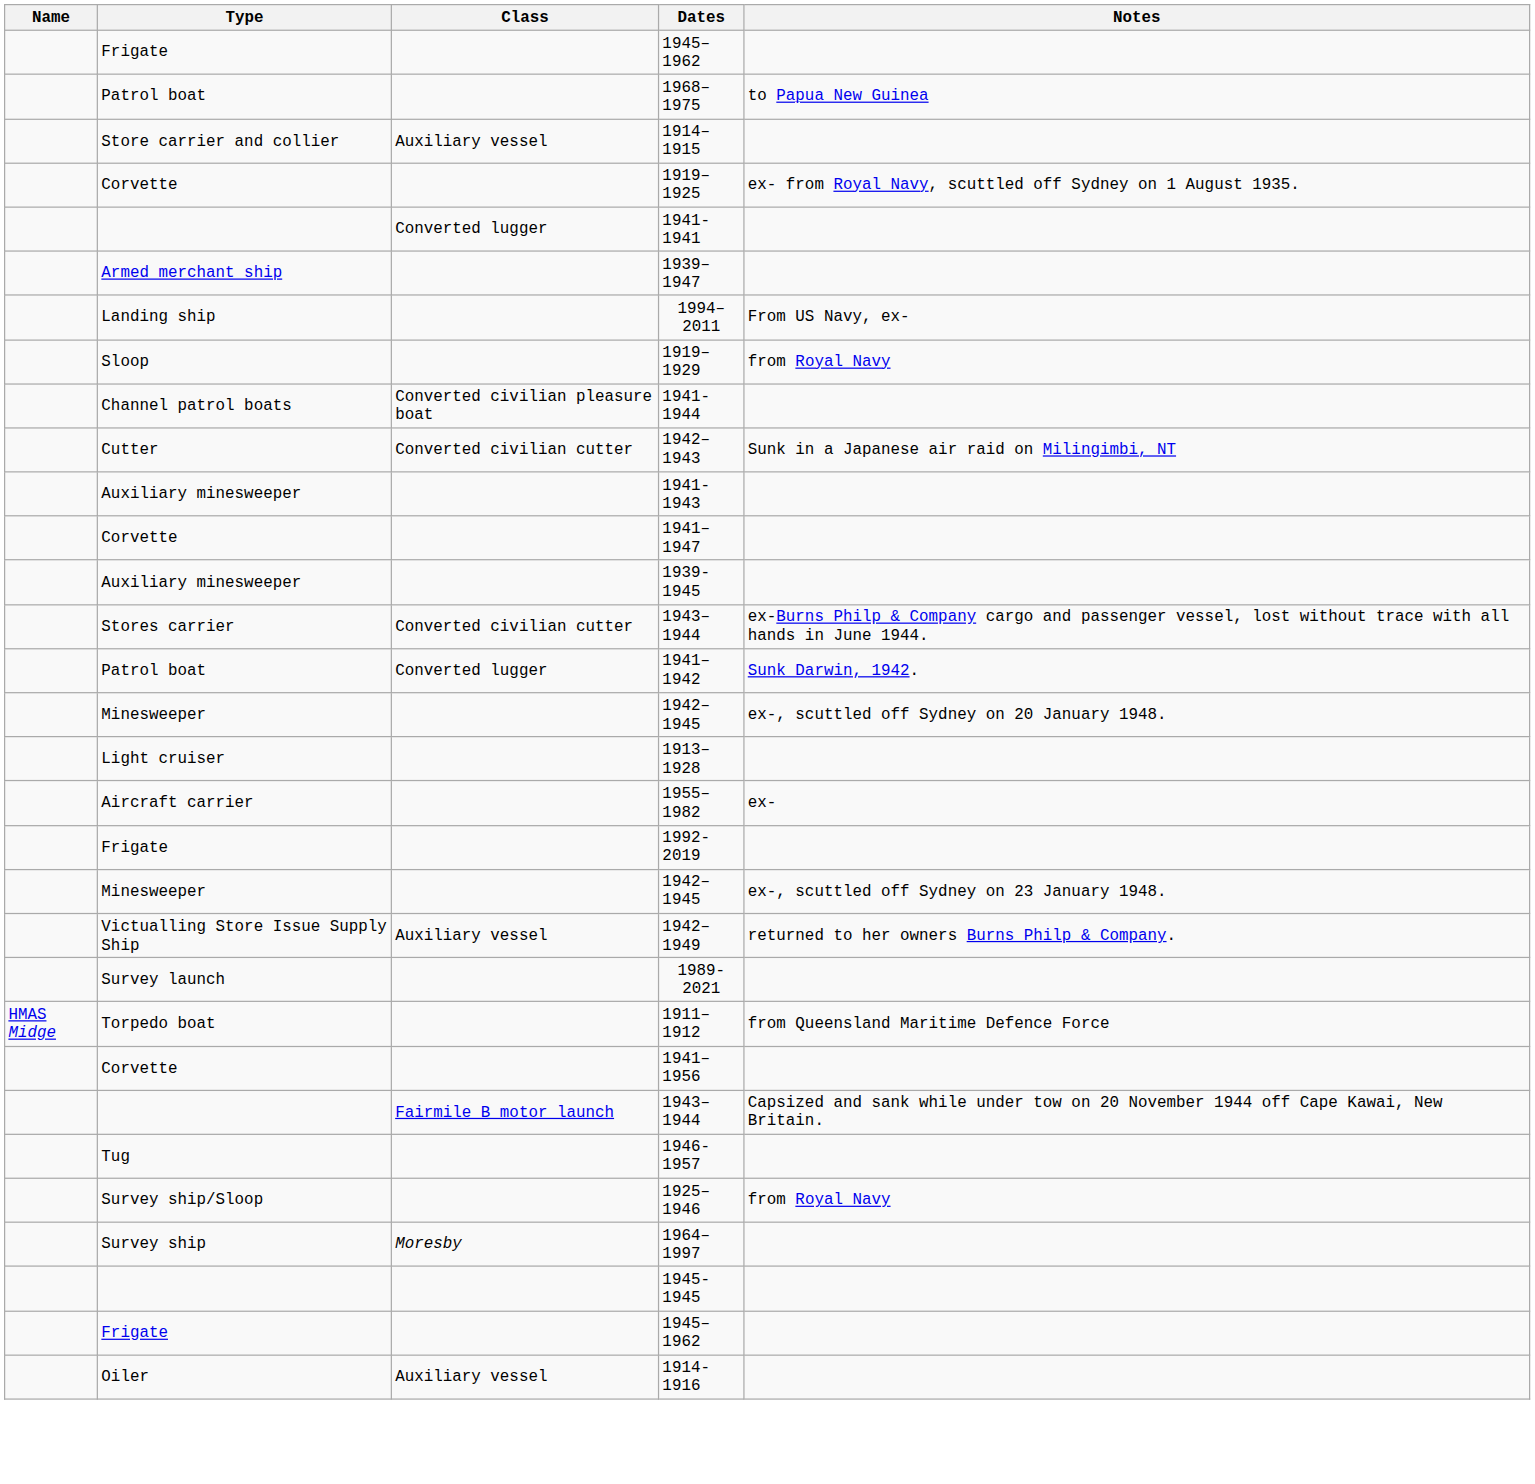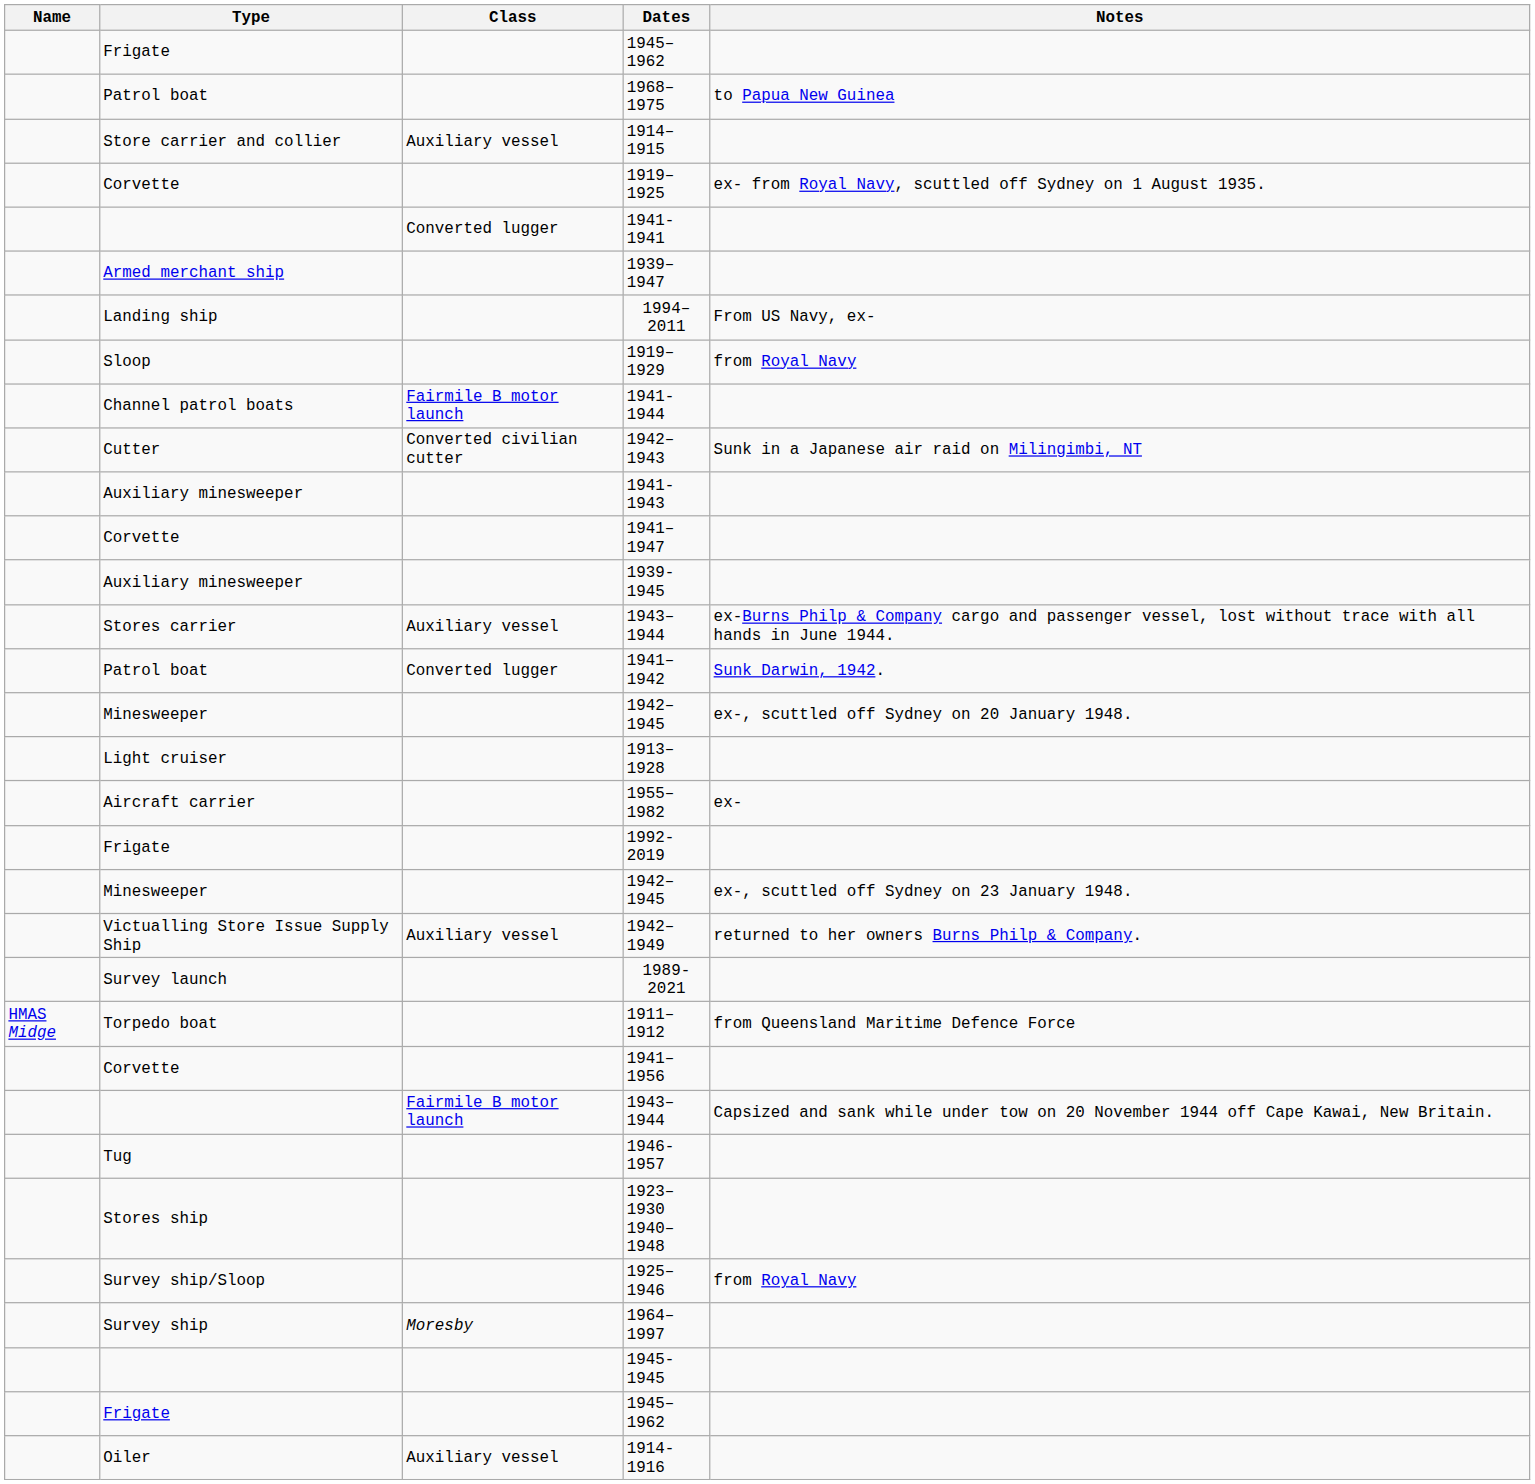(524, 406) Converted civilian pleasure boat -> (482, 406) Fairmile B motor launch
(514, 626) Converted civilian cutter -> (482, 626) Auxiliary vessel
+ row: (156, 1219)
